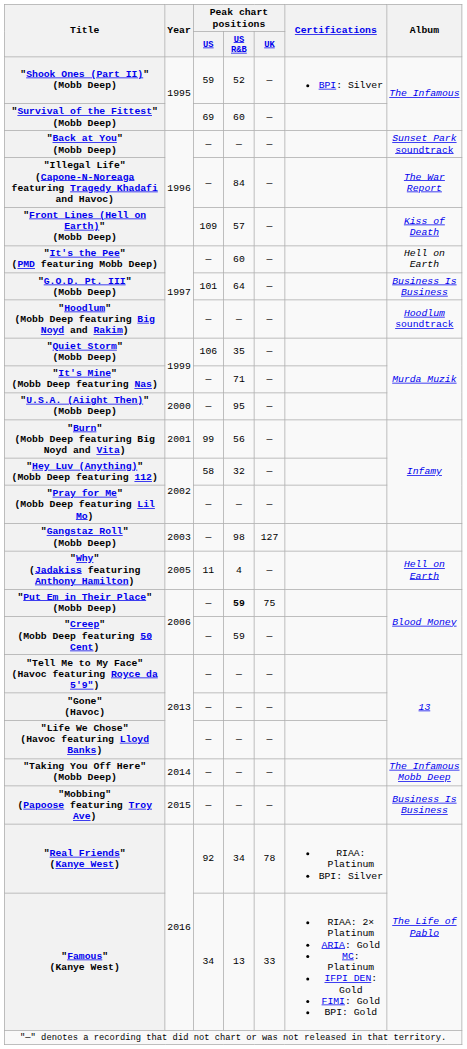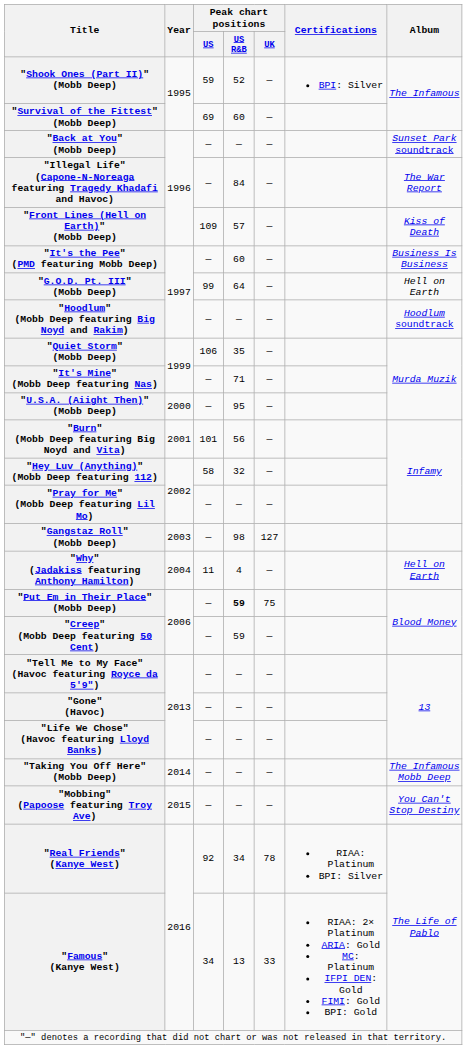(424, 259) Hell on Earth -> (424, 259) Business Is Business
(208, 286) 101 -> (208, 286) 99
(424, 286) Business Is Business -> (424, 286) Hell on Earth
(208, 439) 99 -> (208, 439) 101
(179, 570) 2005 -> (179, 570) 2004
(424, 805) Business Is Business -> (424, 805) You Can't Stop Destiny
